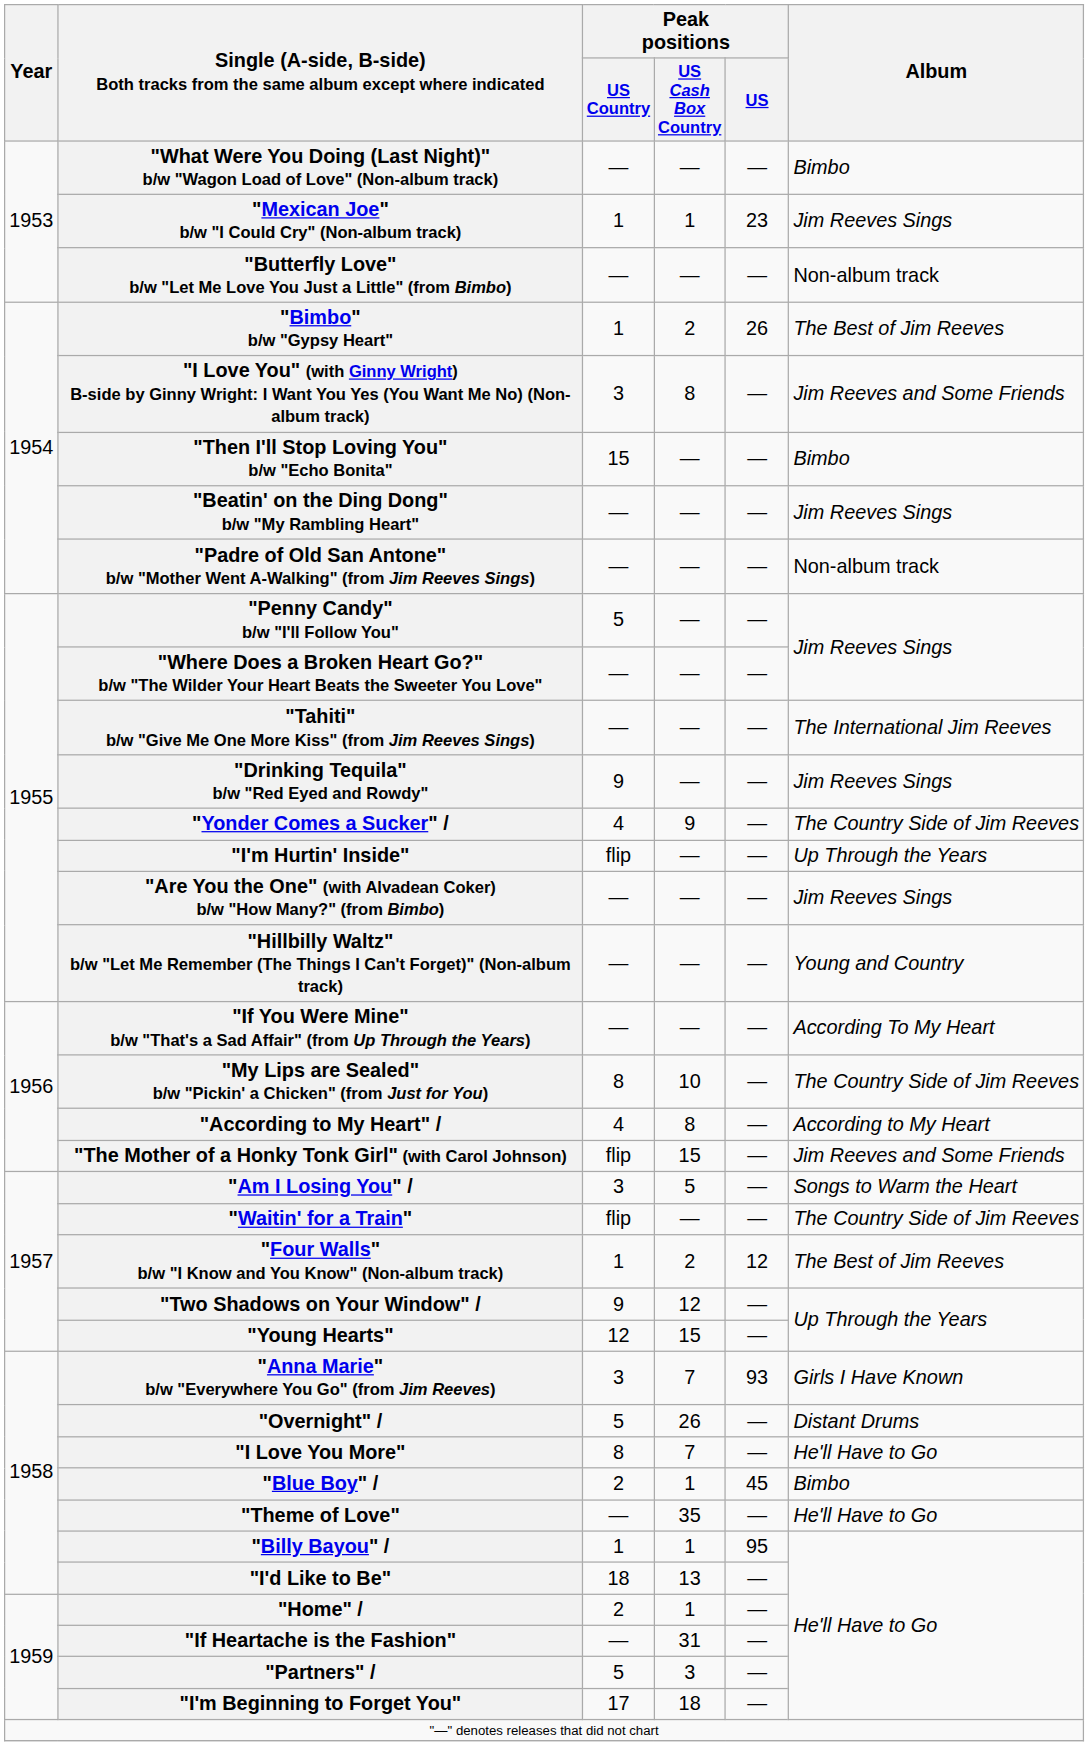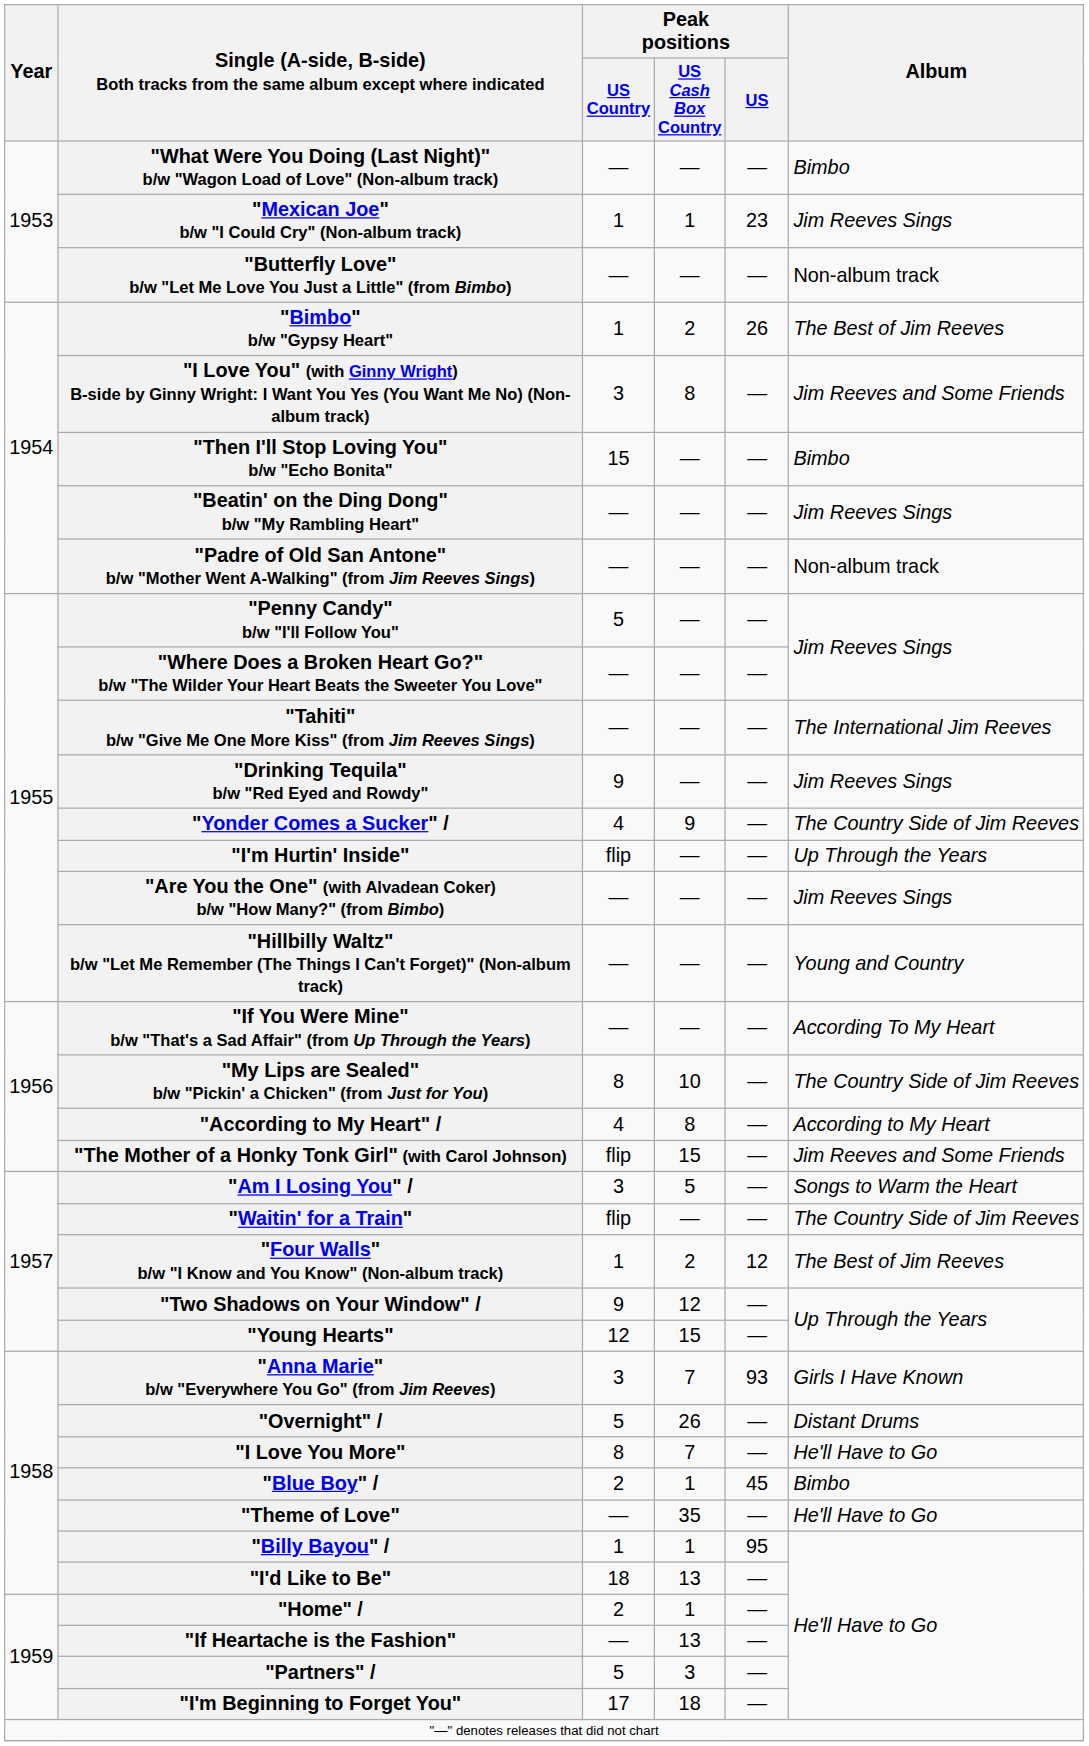(690, 1640) 31 -> (690, 1640) 13
